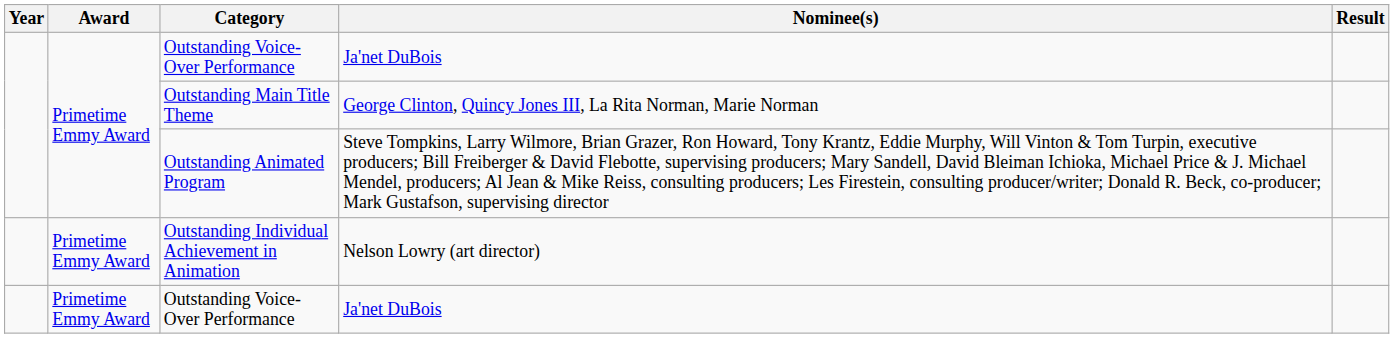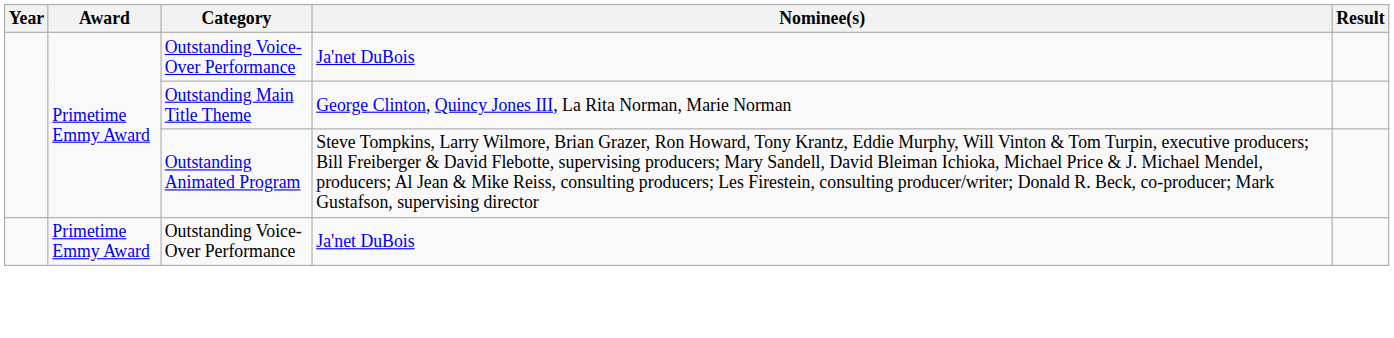- row: (246, 251)
